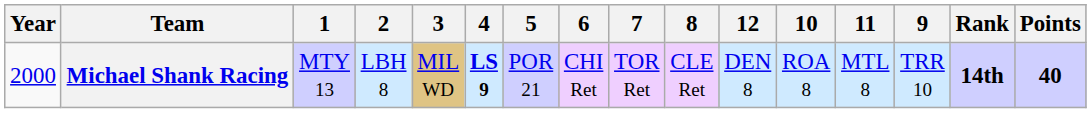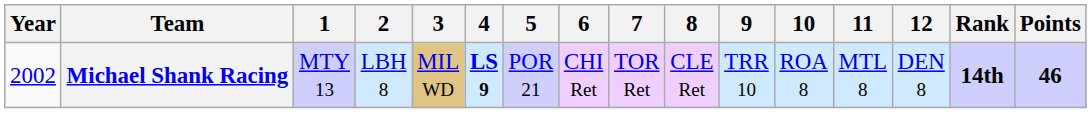columns swapped: (922, 23) <-> (748, 23)
(33, 75) 2000 -> (33, 75) 2002
(1050, 75) 40 -> (1050, 75) 46
